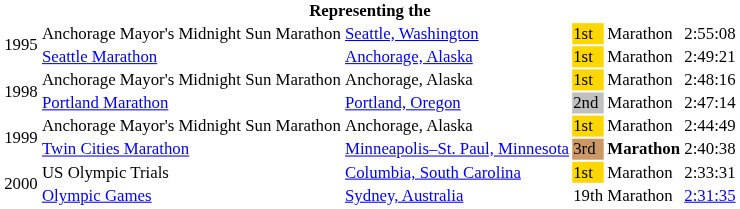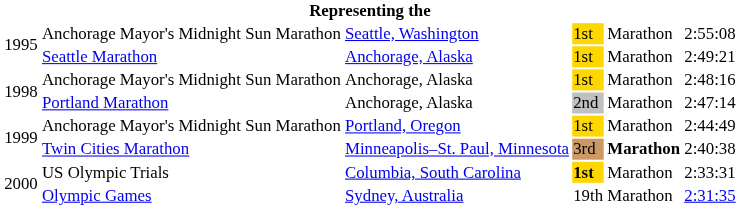(403, 102) Portland, Oregon -> (409, 102) Anchorage, Alaska
(409, 126) Anchorage, Alaska -> (403, 126) Portland, Oregon
(583, 172) normal -> (583, 172) bold
